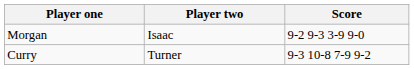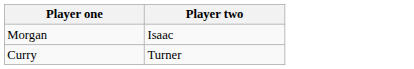- column: (347, 14)
